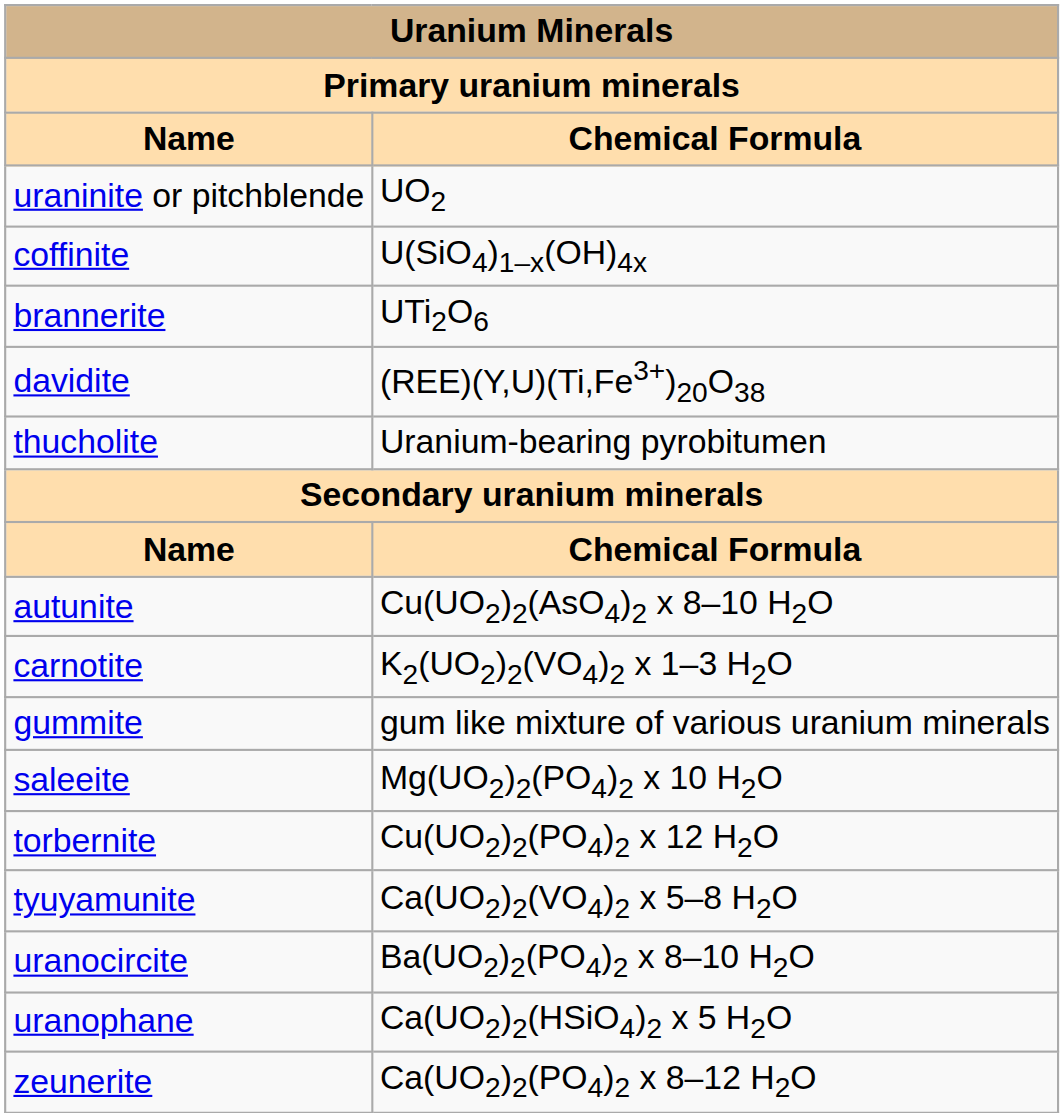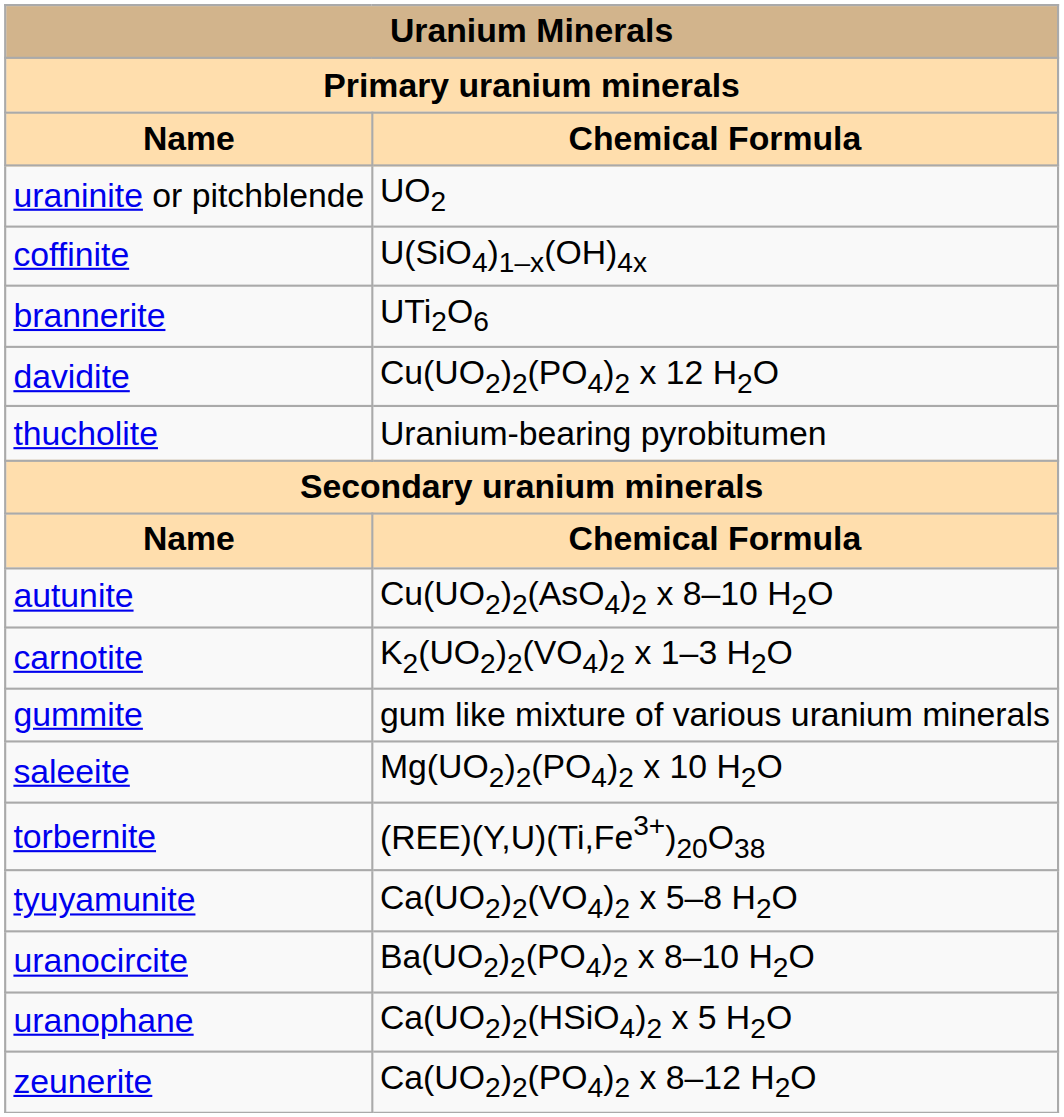(573, 381) (REE)(Y,U)(Ti,Fe3+)20O38 -> (580, 377) Cu(UO2)2(PO4)2 x 12 H2O
(580, 841) Cu(UO2)2(PO4)2 x 12 H2O -> (573, 836) (REE)(Y,U)(Ti,Fe3+)20O38
